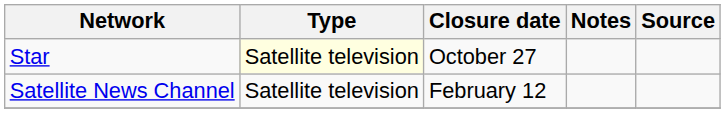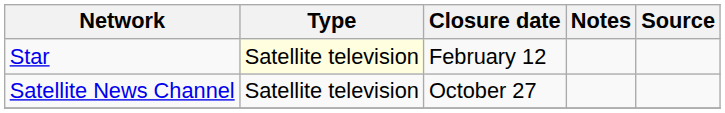(483, 56) October 27 -> (488, 56) February 12
(488, 90) February 12 -> (483, 90) October 27
